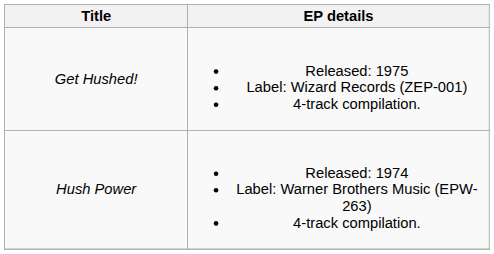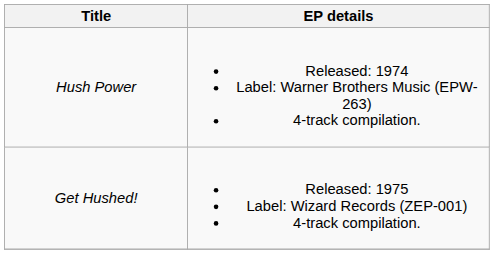rows swapped: (96, 189) <-> (96, 79)
